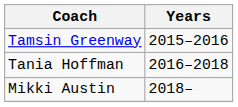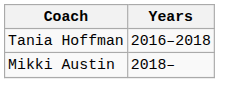- row: (75, 41)
